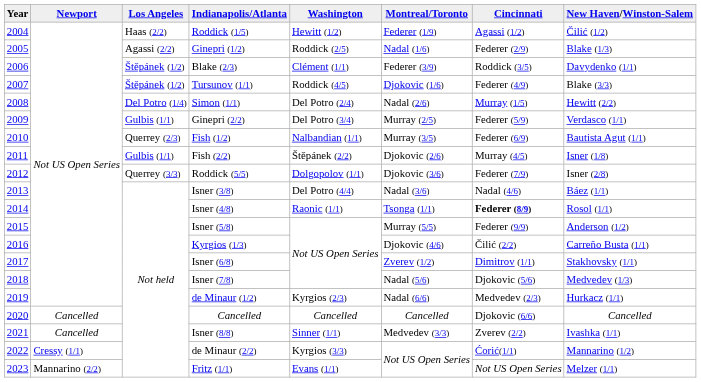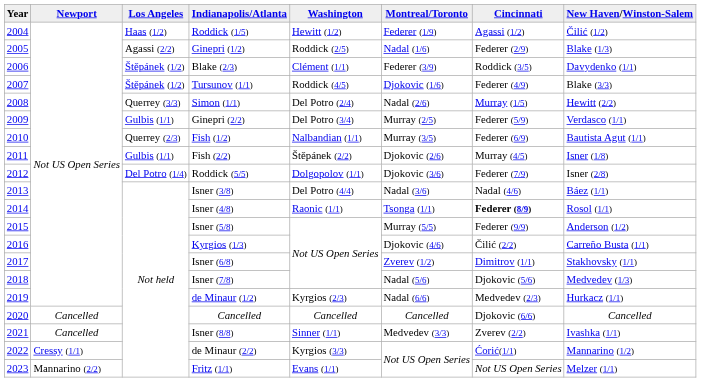(146, 31) Haas (2/2) -> (146, 31) Haas (1/2)
(156, 102) Del Potro (1/4) -> (153, 102) Querrey (3/3)
(153, 173) Querrey (3/3) -> (156, 173) Del Potro (1/4)
